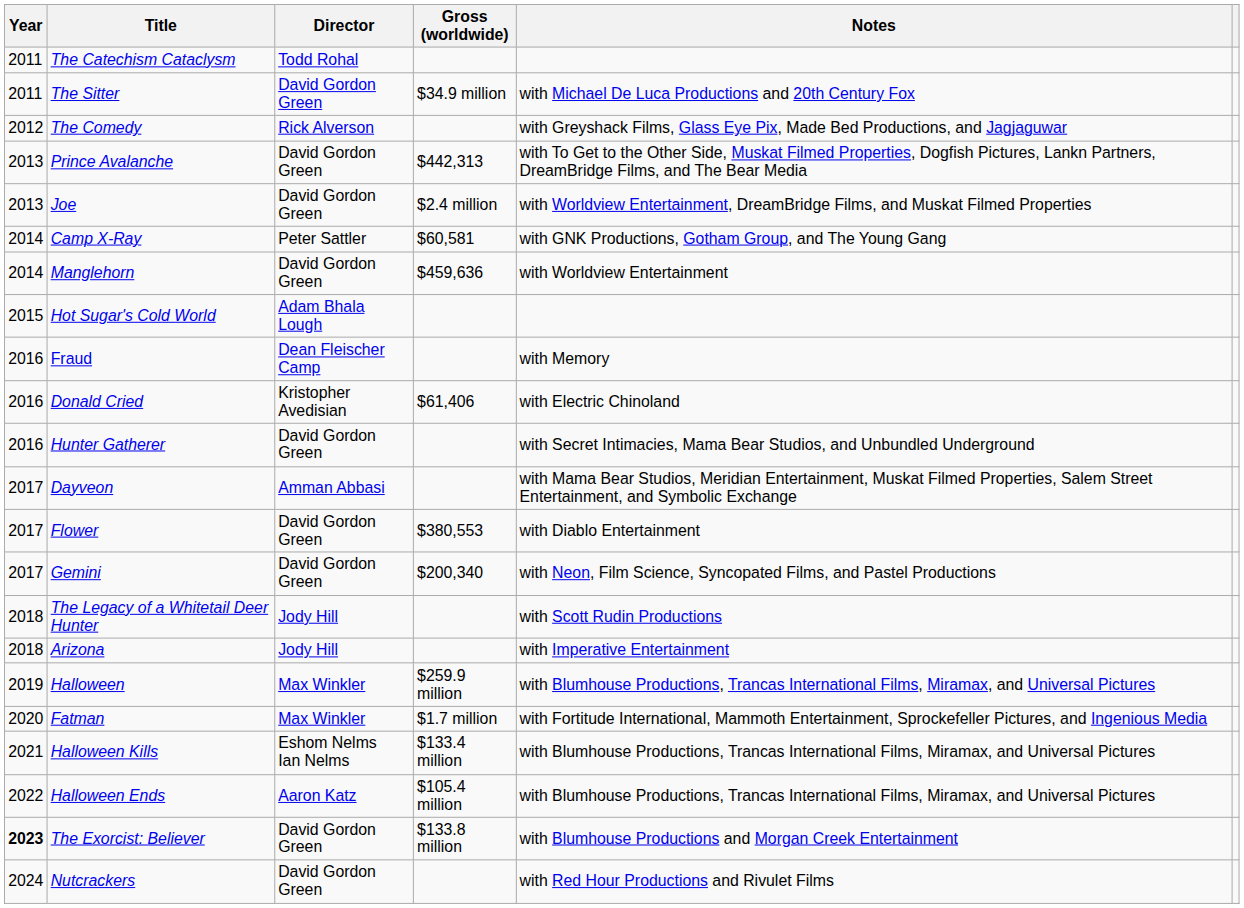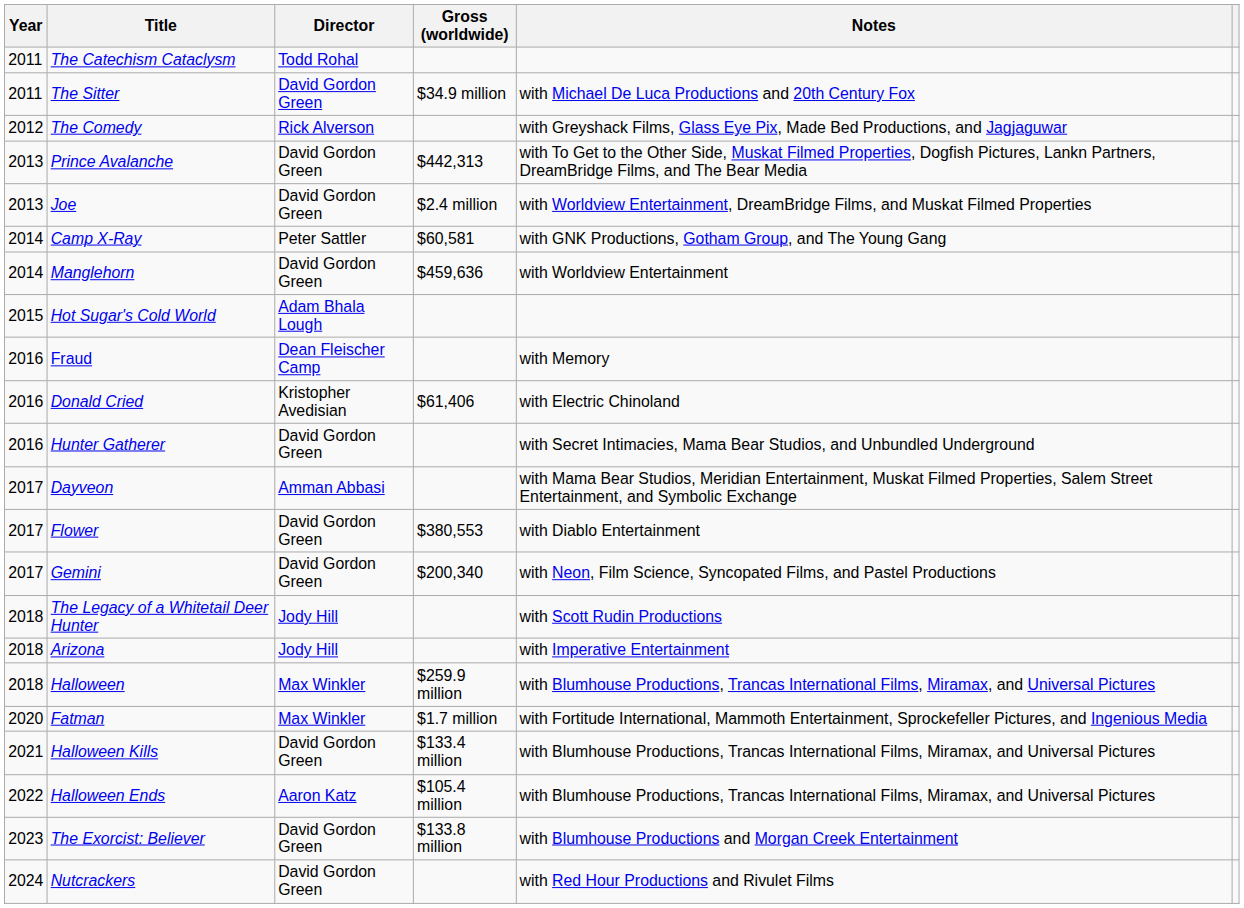(26, 684) 2019 -> (26, 684) 2018
(327, 752) Eshom Nelms Ian Nelms -> (327, 752) David Gordon Green
(26, 838) bold -> (26, 838) normal
